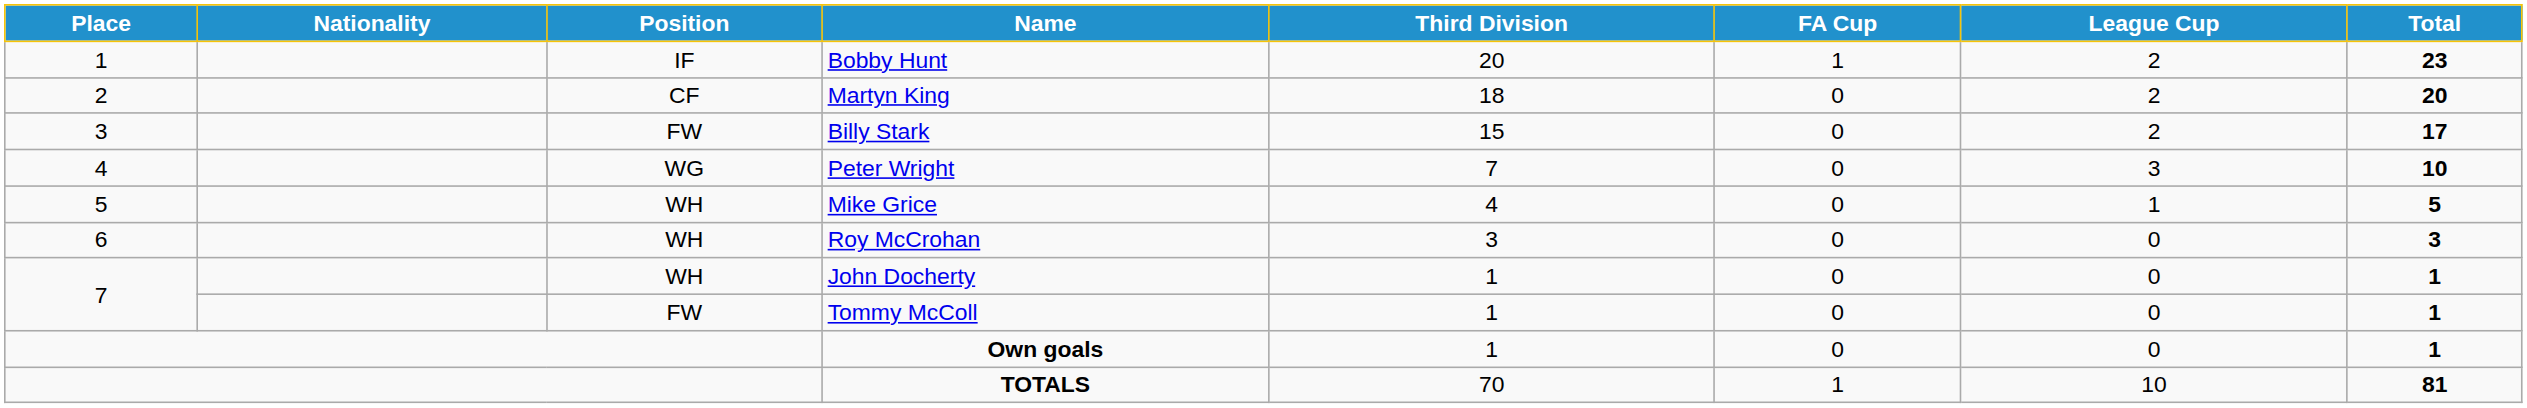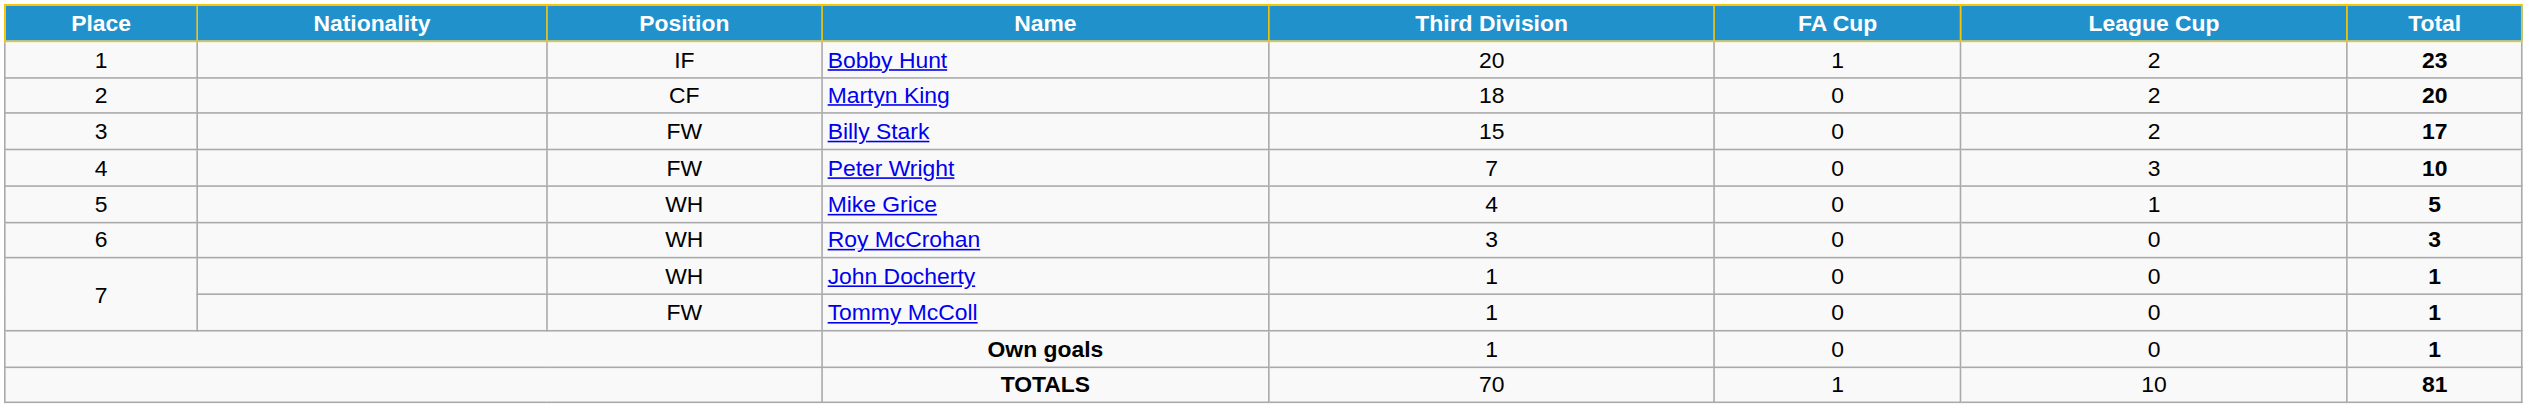(684, 168) WG -> (684, 168) FW
